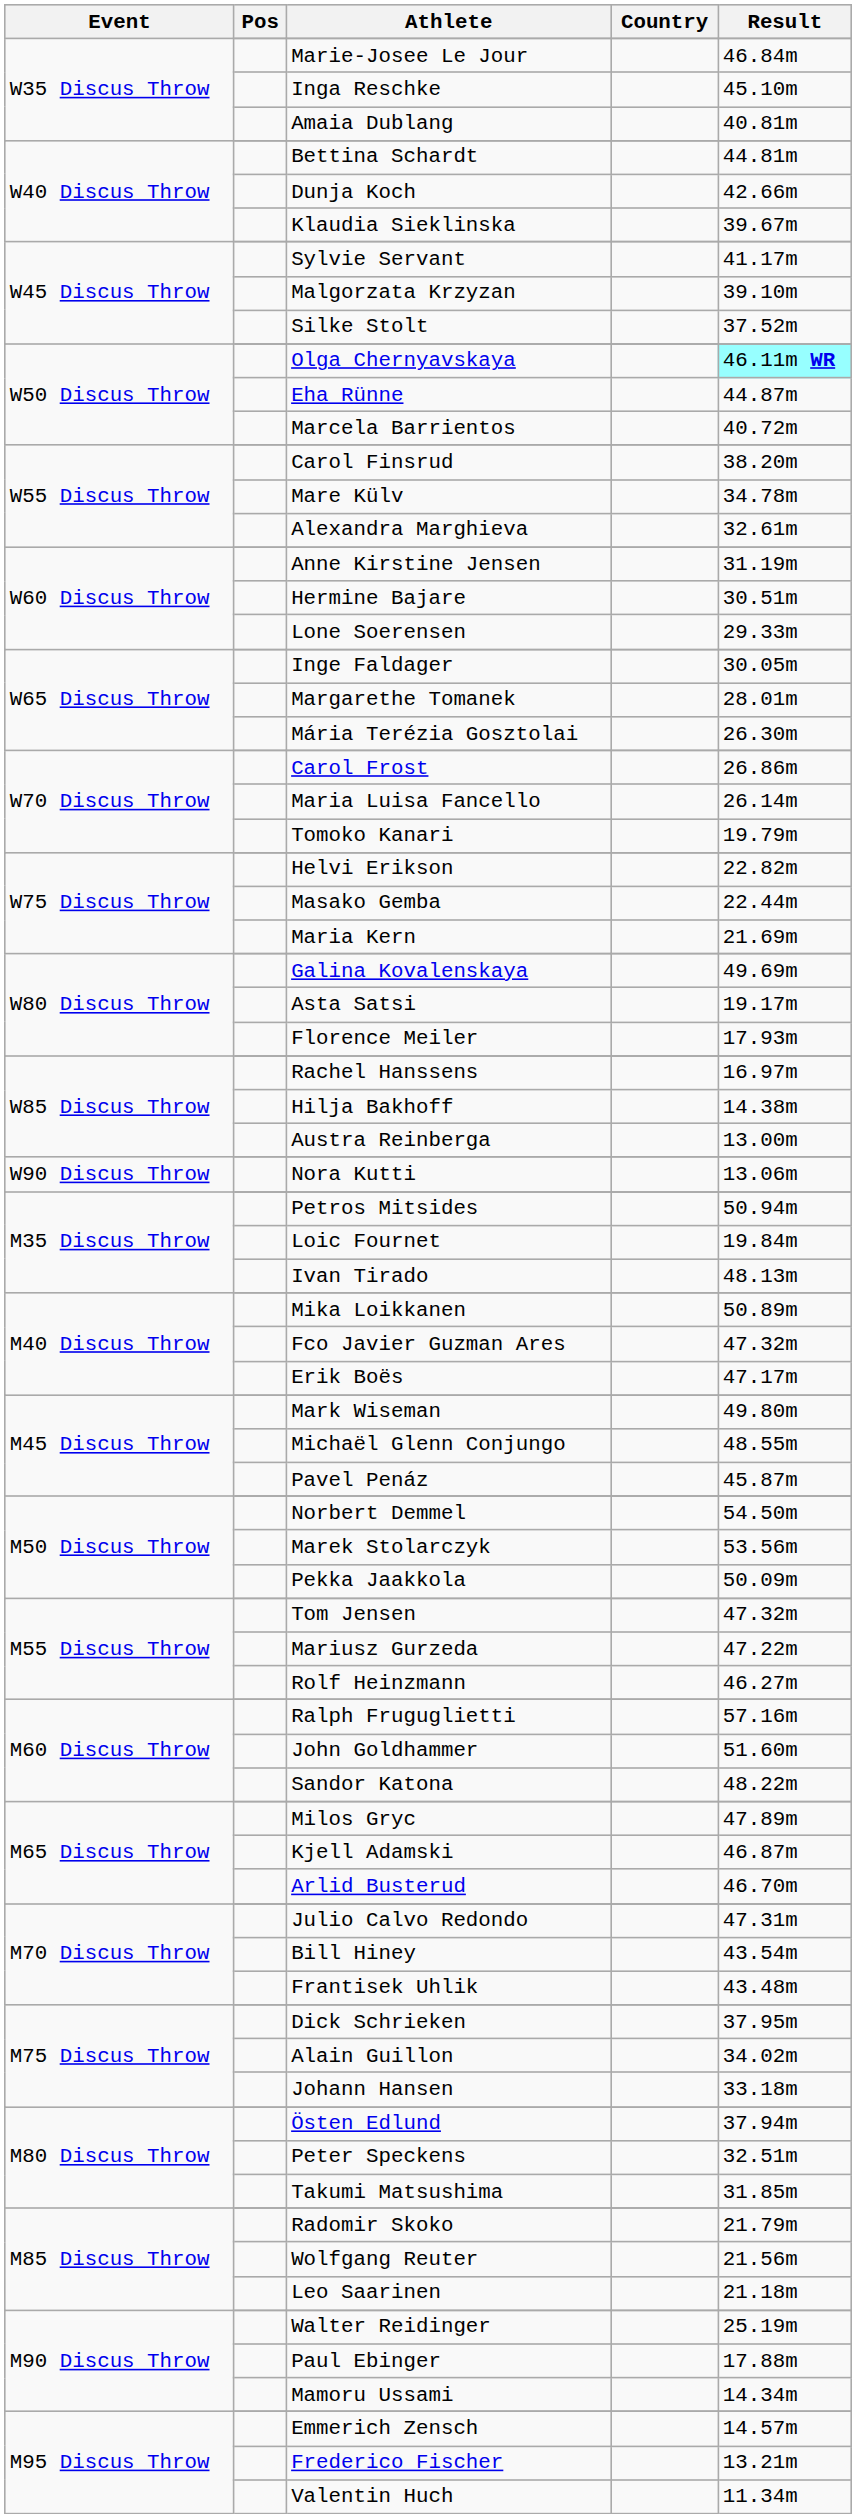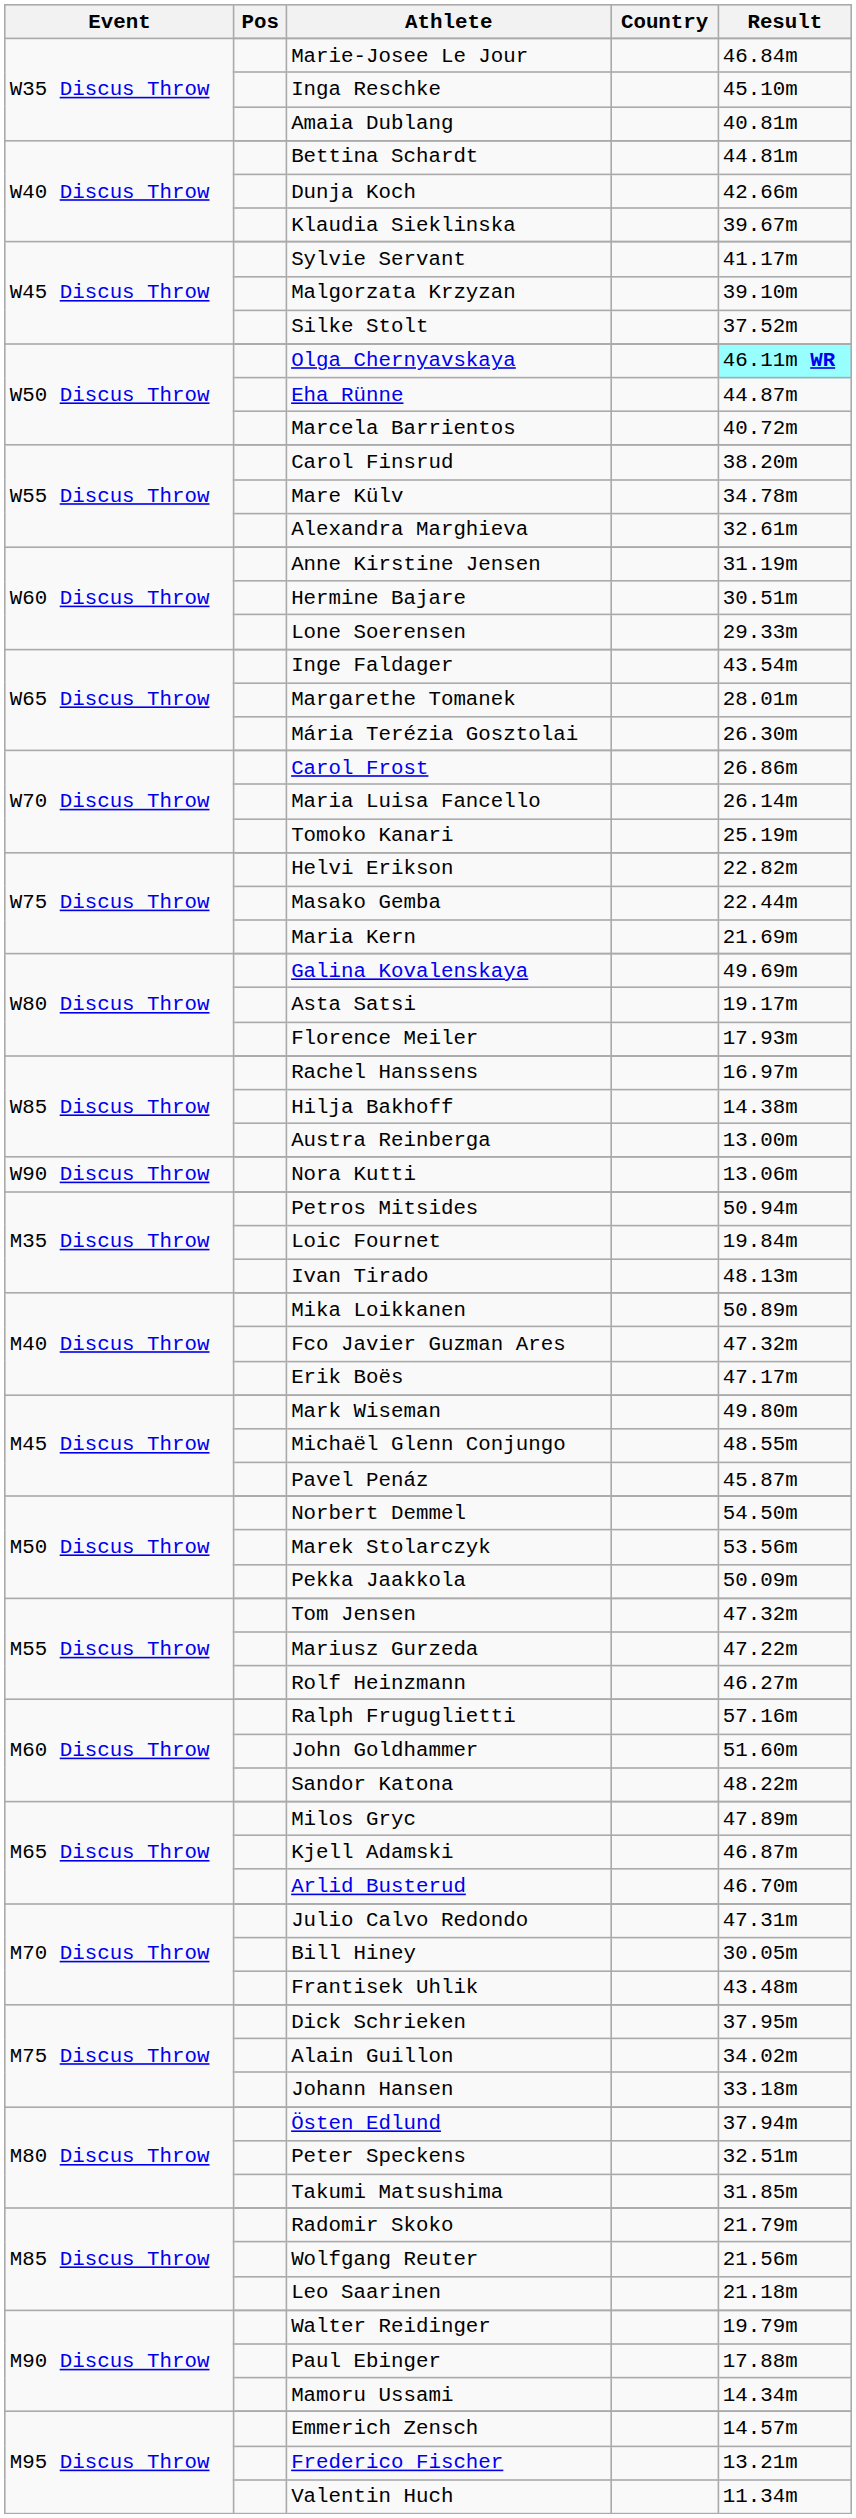(760, 666) 30.05m -> (760, 666) 43.54m
(760, 835) 19.79m -> (760, 835) 25.19m
(760, 1954) 43.54m -> (760, 1954) 30.05m
(760, 2327) 25.19m -> (760, 2327) 19.79m
